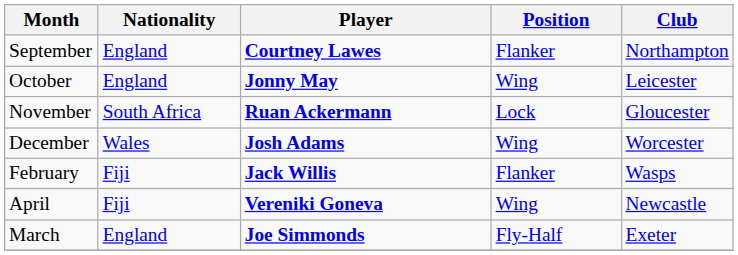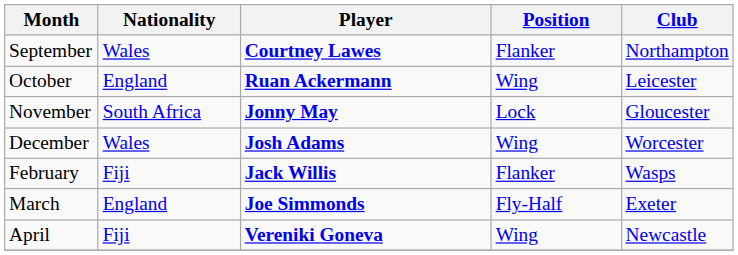(135, 50) England -> (126, 50) Wales
(291, 81) Jonny May -> (318, 81) Ruan Ackermann
(318, 111) Ruan Ackermann -> (291, 111) Jonny May
rows swapped: (34, 234) <-> (30, 204)
